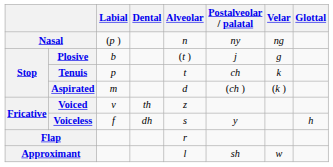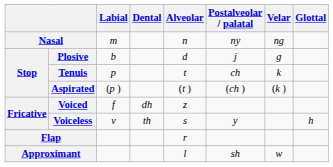(113, 40) (p ) -> (113, 40) m
(185, 56) (t ) -> (185, 56) d
(113, 89) m -> (113, 89) (p )
(185, 89) d -> (185, 89) (t )
(113, 105) v -> (113, 105) f
(147, 105) th -> (147, 105) dh
(113, 121) f -> (113, 121) v
(147, 121) dh -> (147, 121) th
